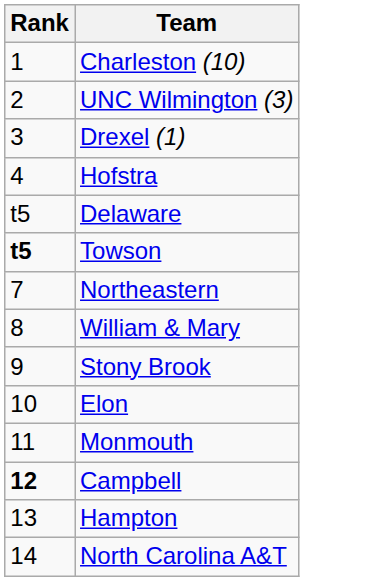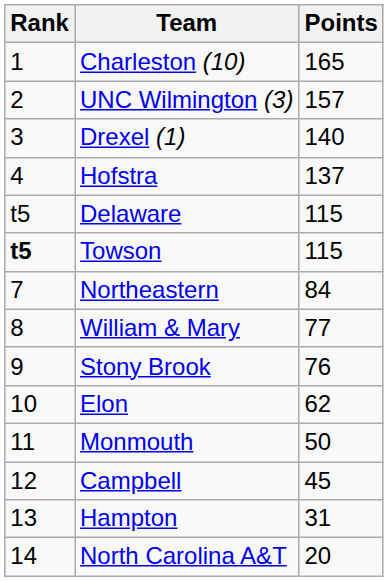+ column: (341, 23)
(24, 480) bold -> (24, 480) normal
